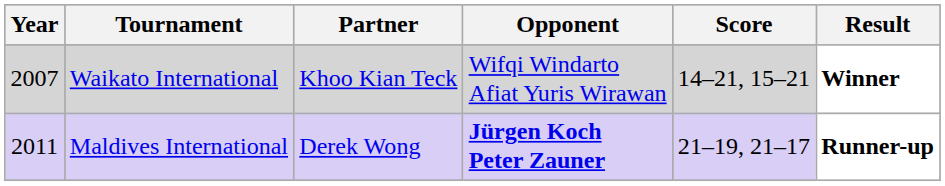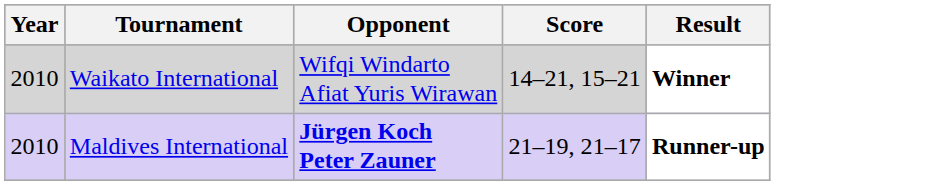- column: (378, 24)
(35, 78) 2007 -> (35, 78) 2010
(35, 146) 2011 -> (35, 146) 2010
